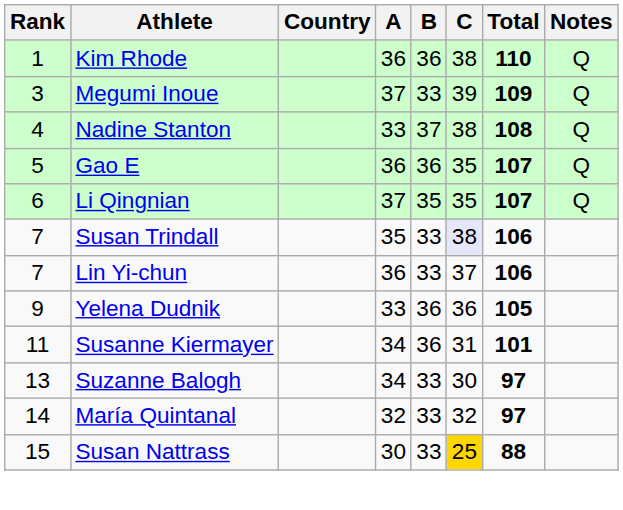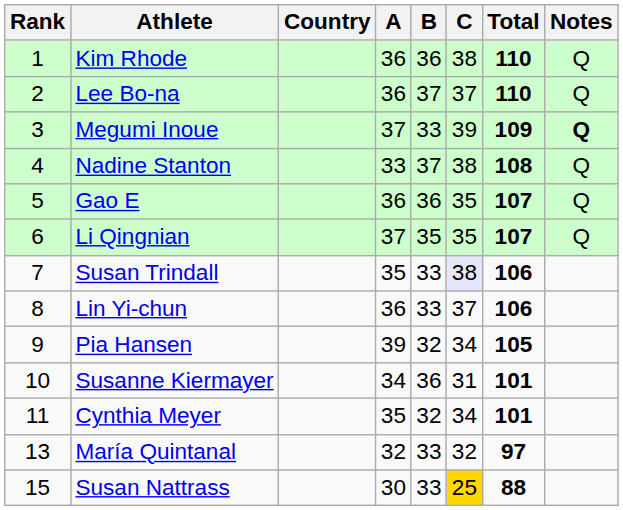+ row: (128, 93)
(581, 93) normal -> (581, 129) bold
(37, 272) 7 -> (37, 308) 8
- row: (148, 308)
+ row: (134, 344)
(37, 344) 11 -> (37, 380) 10
+ row: (148, 415)
- row: (158, 380)
(37, 415) 14 -> (37, 451) 13
